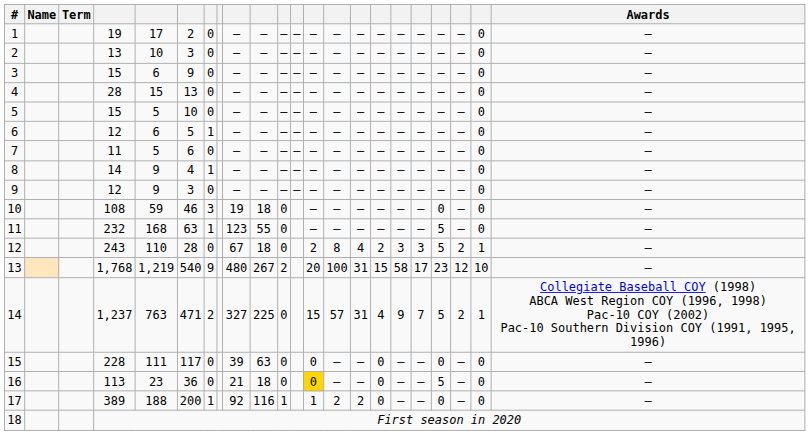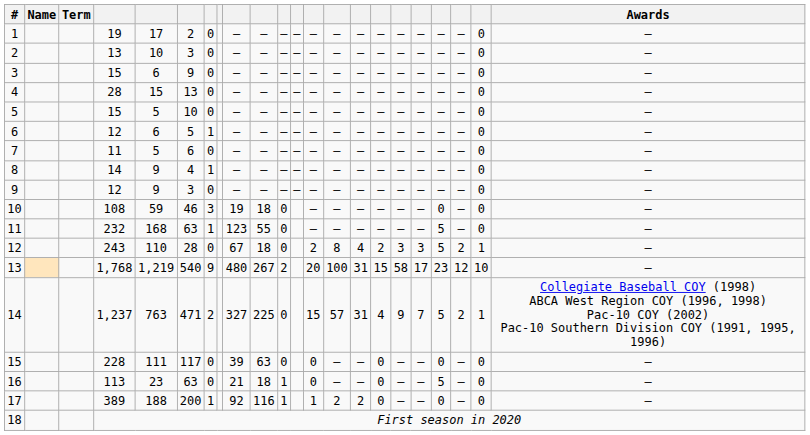(191, 381) 36 -> (191, 381) 63
(284, 381) 0 -> (284, 381) 1
(313, 381) gold background -> (313, 381) no background
